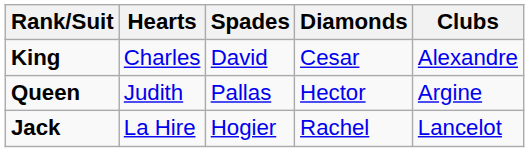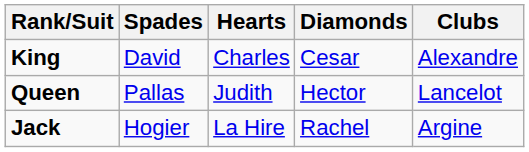columns swapped: (250, 22) <-> (162, 22)
(450, 92) Argine -> (460, 92) Lancelot
(460, 127) Lancelot -> (450, 127) Argine
